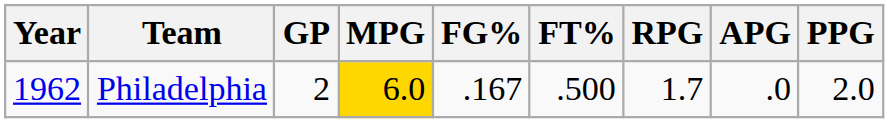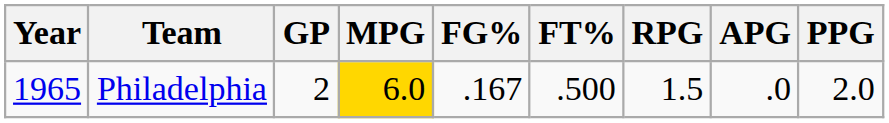(47, 88) 1962 -> (47, 88) 1965
(682, 88) 1.7 -> (682, 88) 1.5
